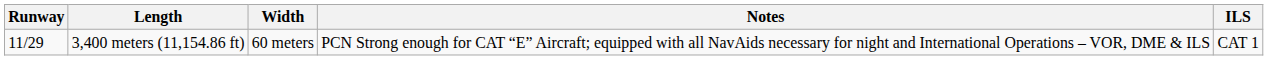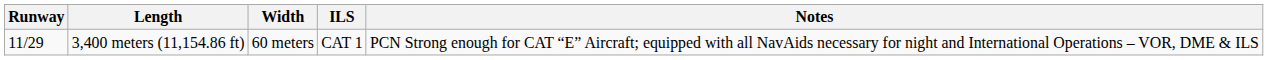columns swapped: (1238, 17) <-> (766, 17)
